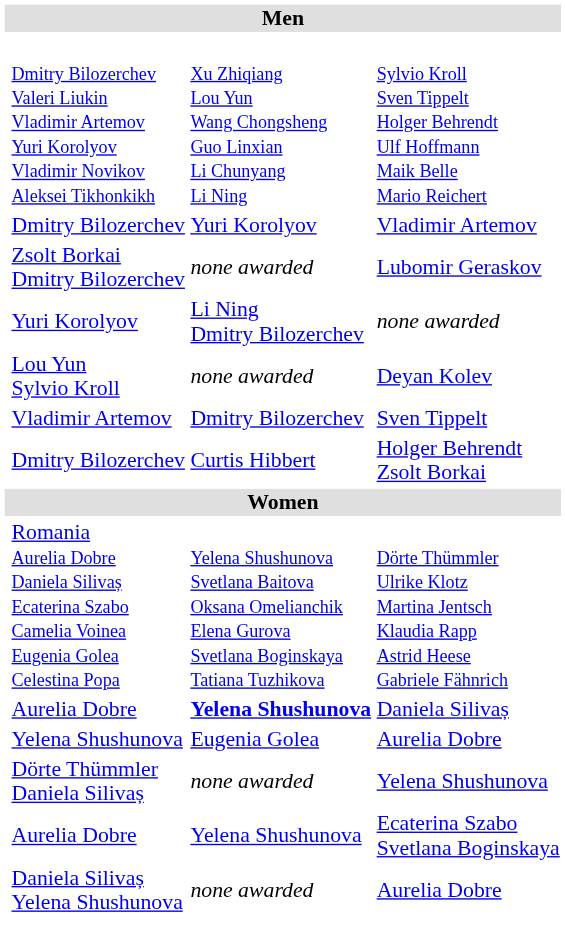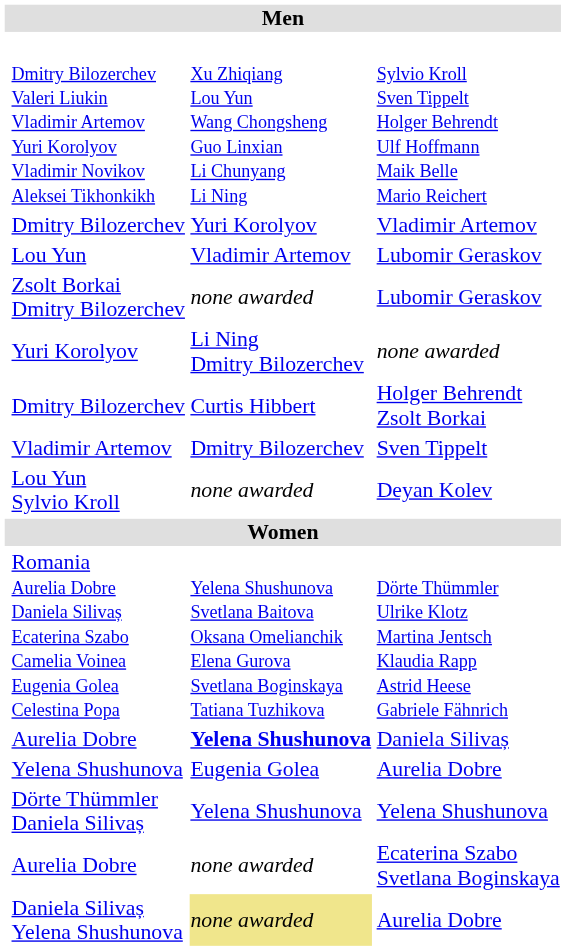+ row: (49, 254)
rows swapped: (66, 375) <-> (98, 460)
(252, 781) none awarded -> (276, 811) Yelena Shushunova
(276, 835) Yelena Shushunova -> (252, 865) none awarded
(252, 889) no background -> (252, 919) khaki background
